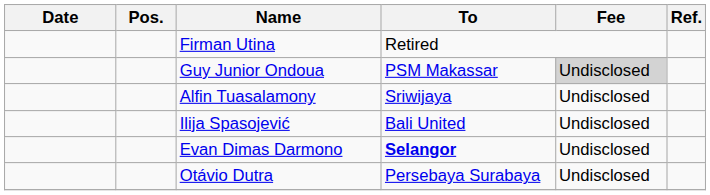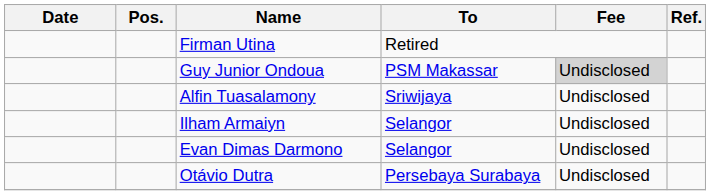- row: (235, 123)
+ row: (232, 123)
(421, 149) bold -> (418, 149) normal
